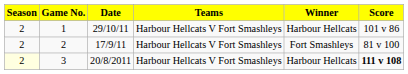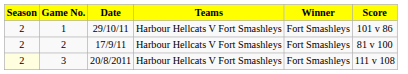(322, 28) Harbour Hellcats -> (318, 28) Fort Smashleys
(322, 61) Harbour Hellcats -> (318, 61) Fort Smashleys
(381, 61) bold -> (375, 61) normal
